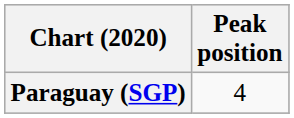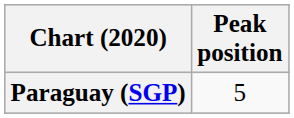(240, 92) 4 -> (240, 92) 5
